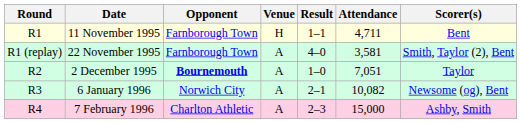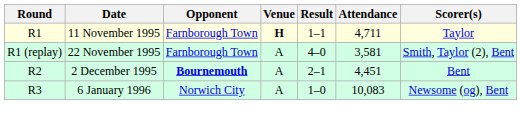(279, 33) normal -> (279, 33) bold
(458, 33) Bent -> (458, 33) Taylor
(317, 71) 1–0 -> (317, 71) 2–1
(368, 71) 7,051 -> (368, 71) 4,451
(458, 71) Taylor -> (458, 71) Bent
(317, 90) 2–1 -> (317, 90) 1–0
(368, 90) 10,082 -> (368, 90) 10,083
- row: (114, 109)
